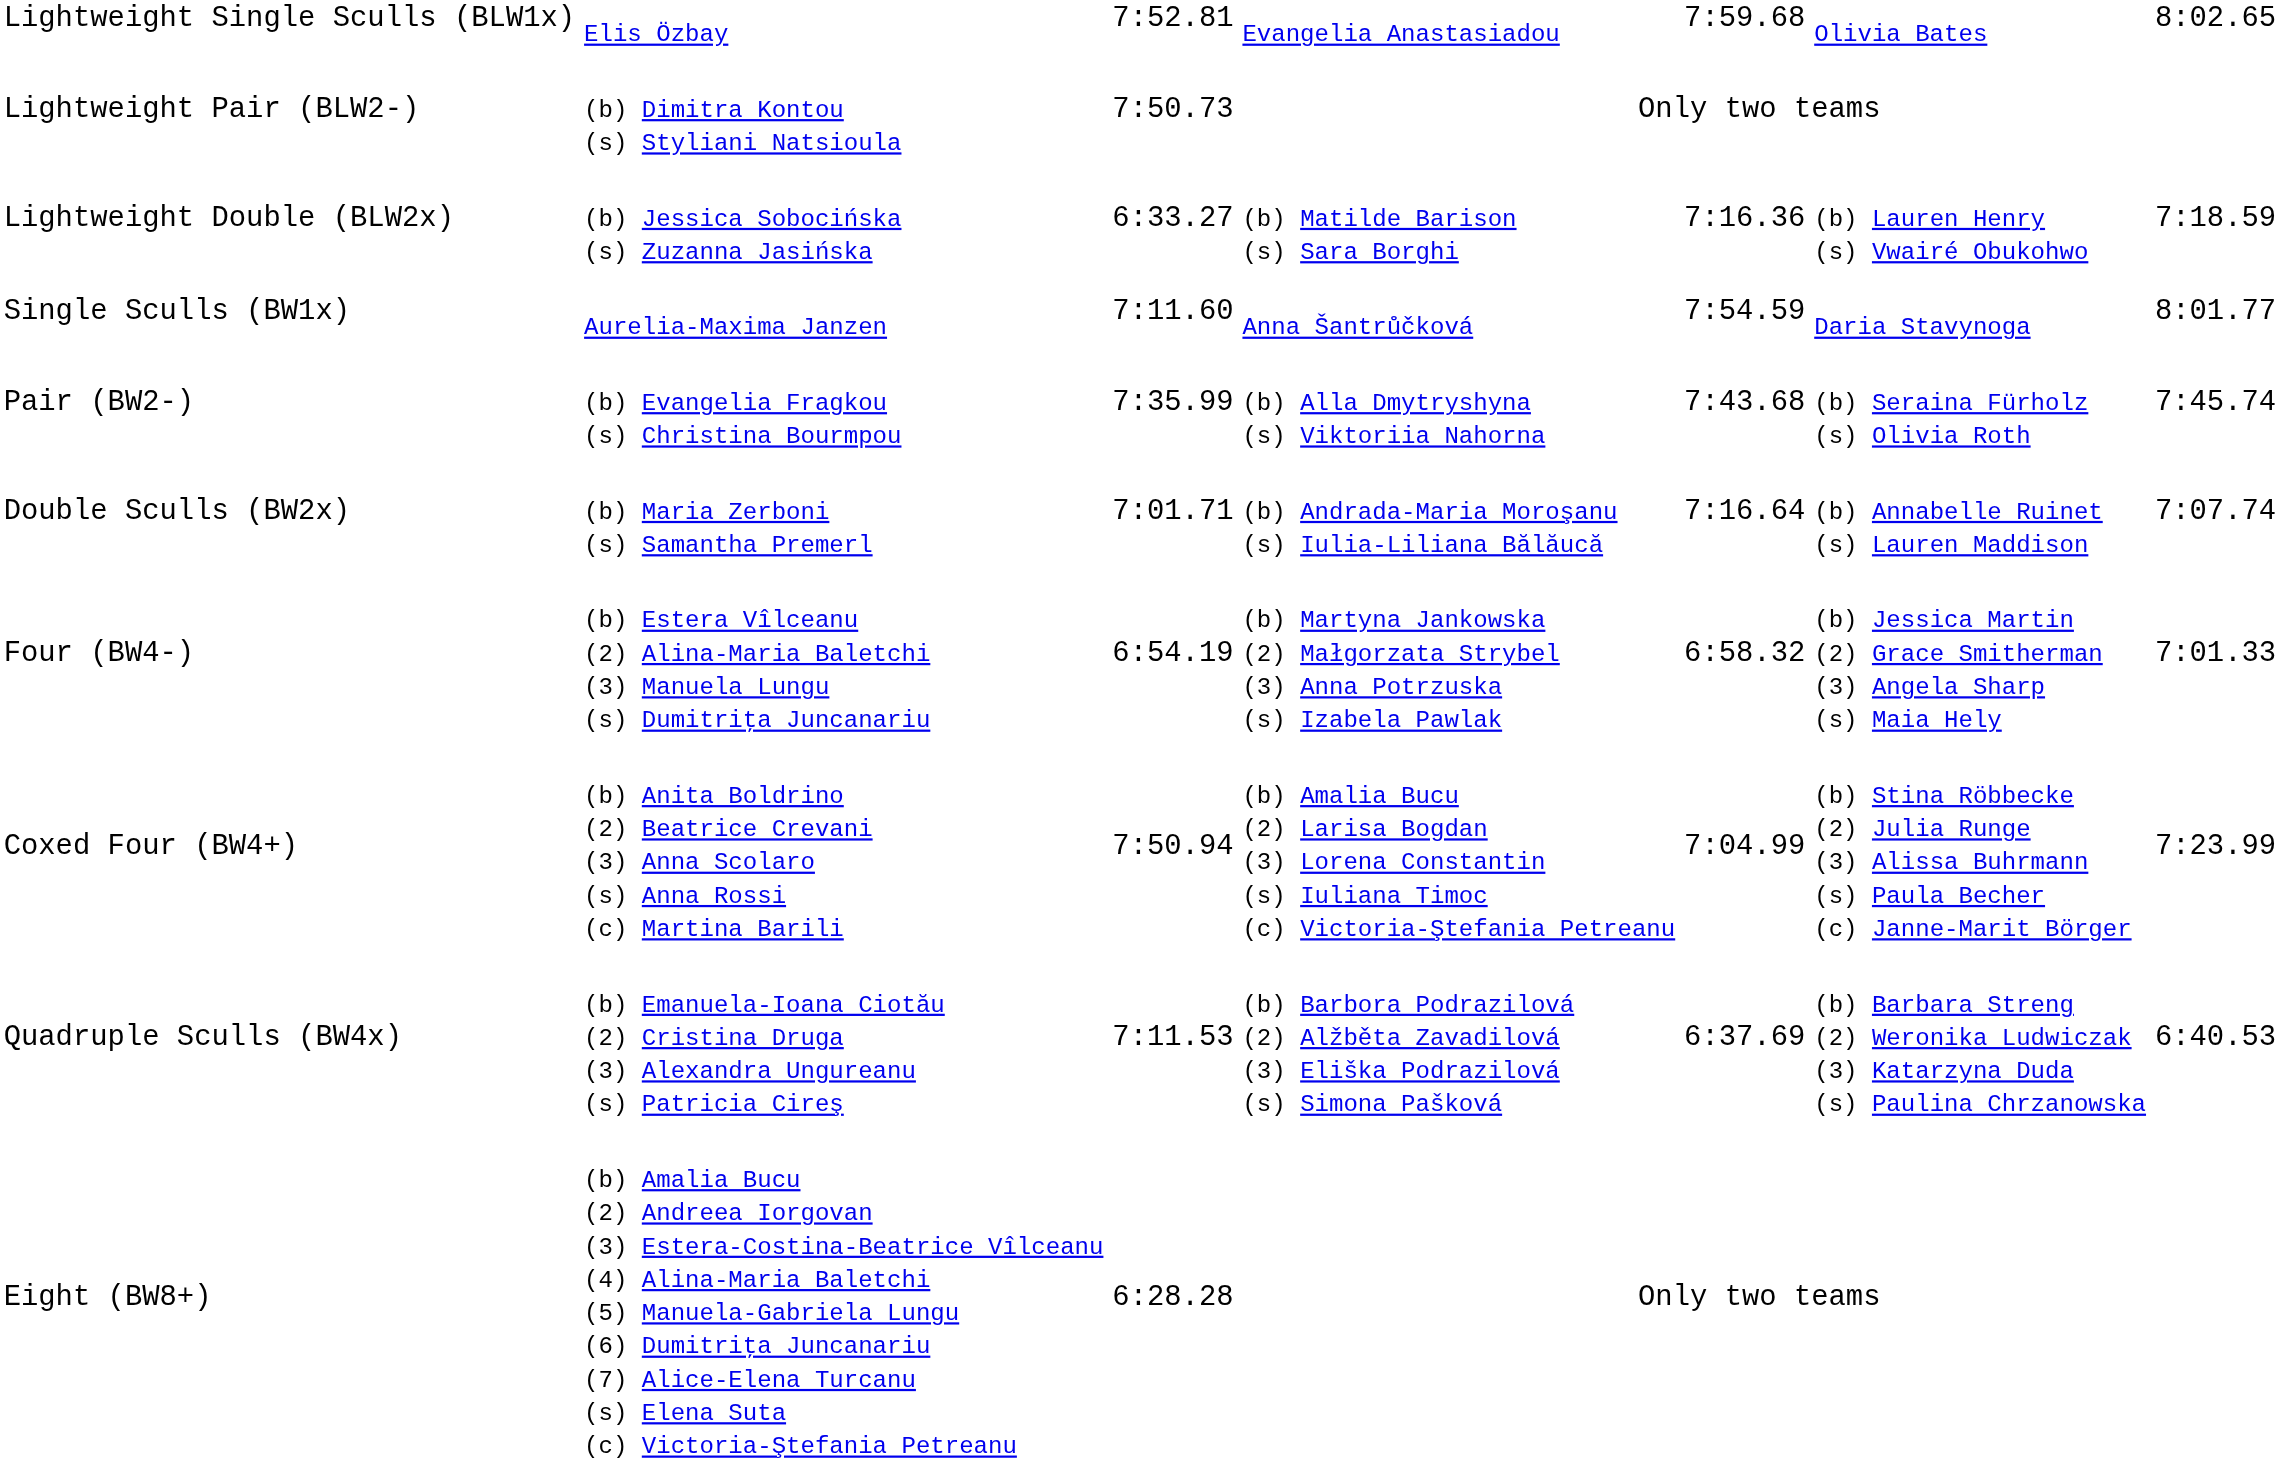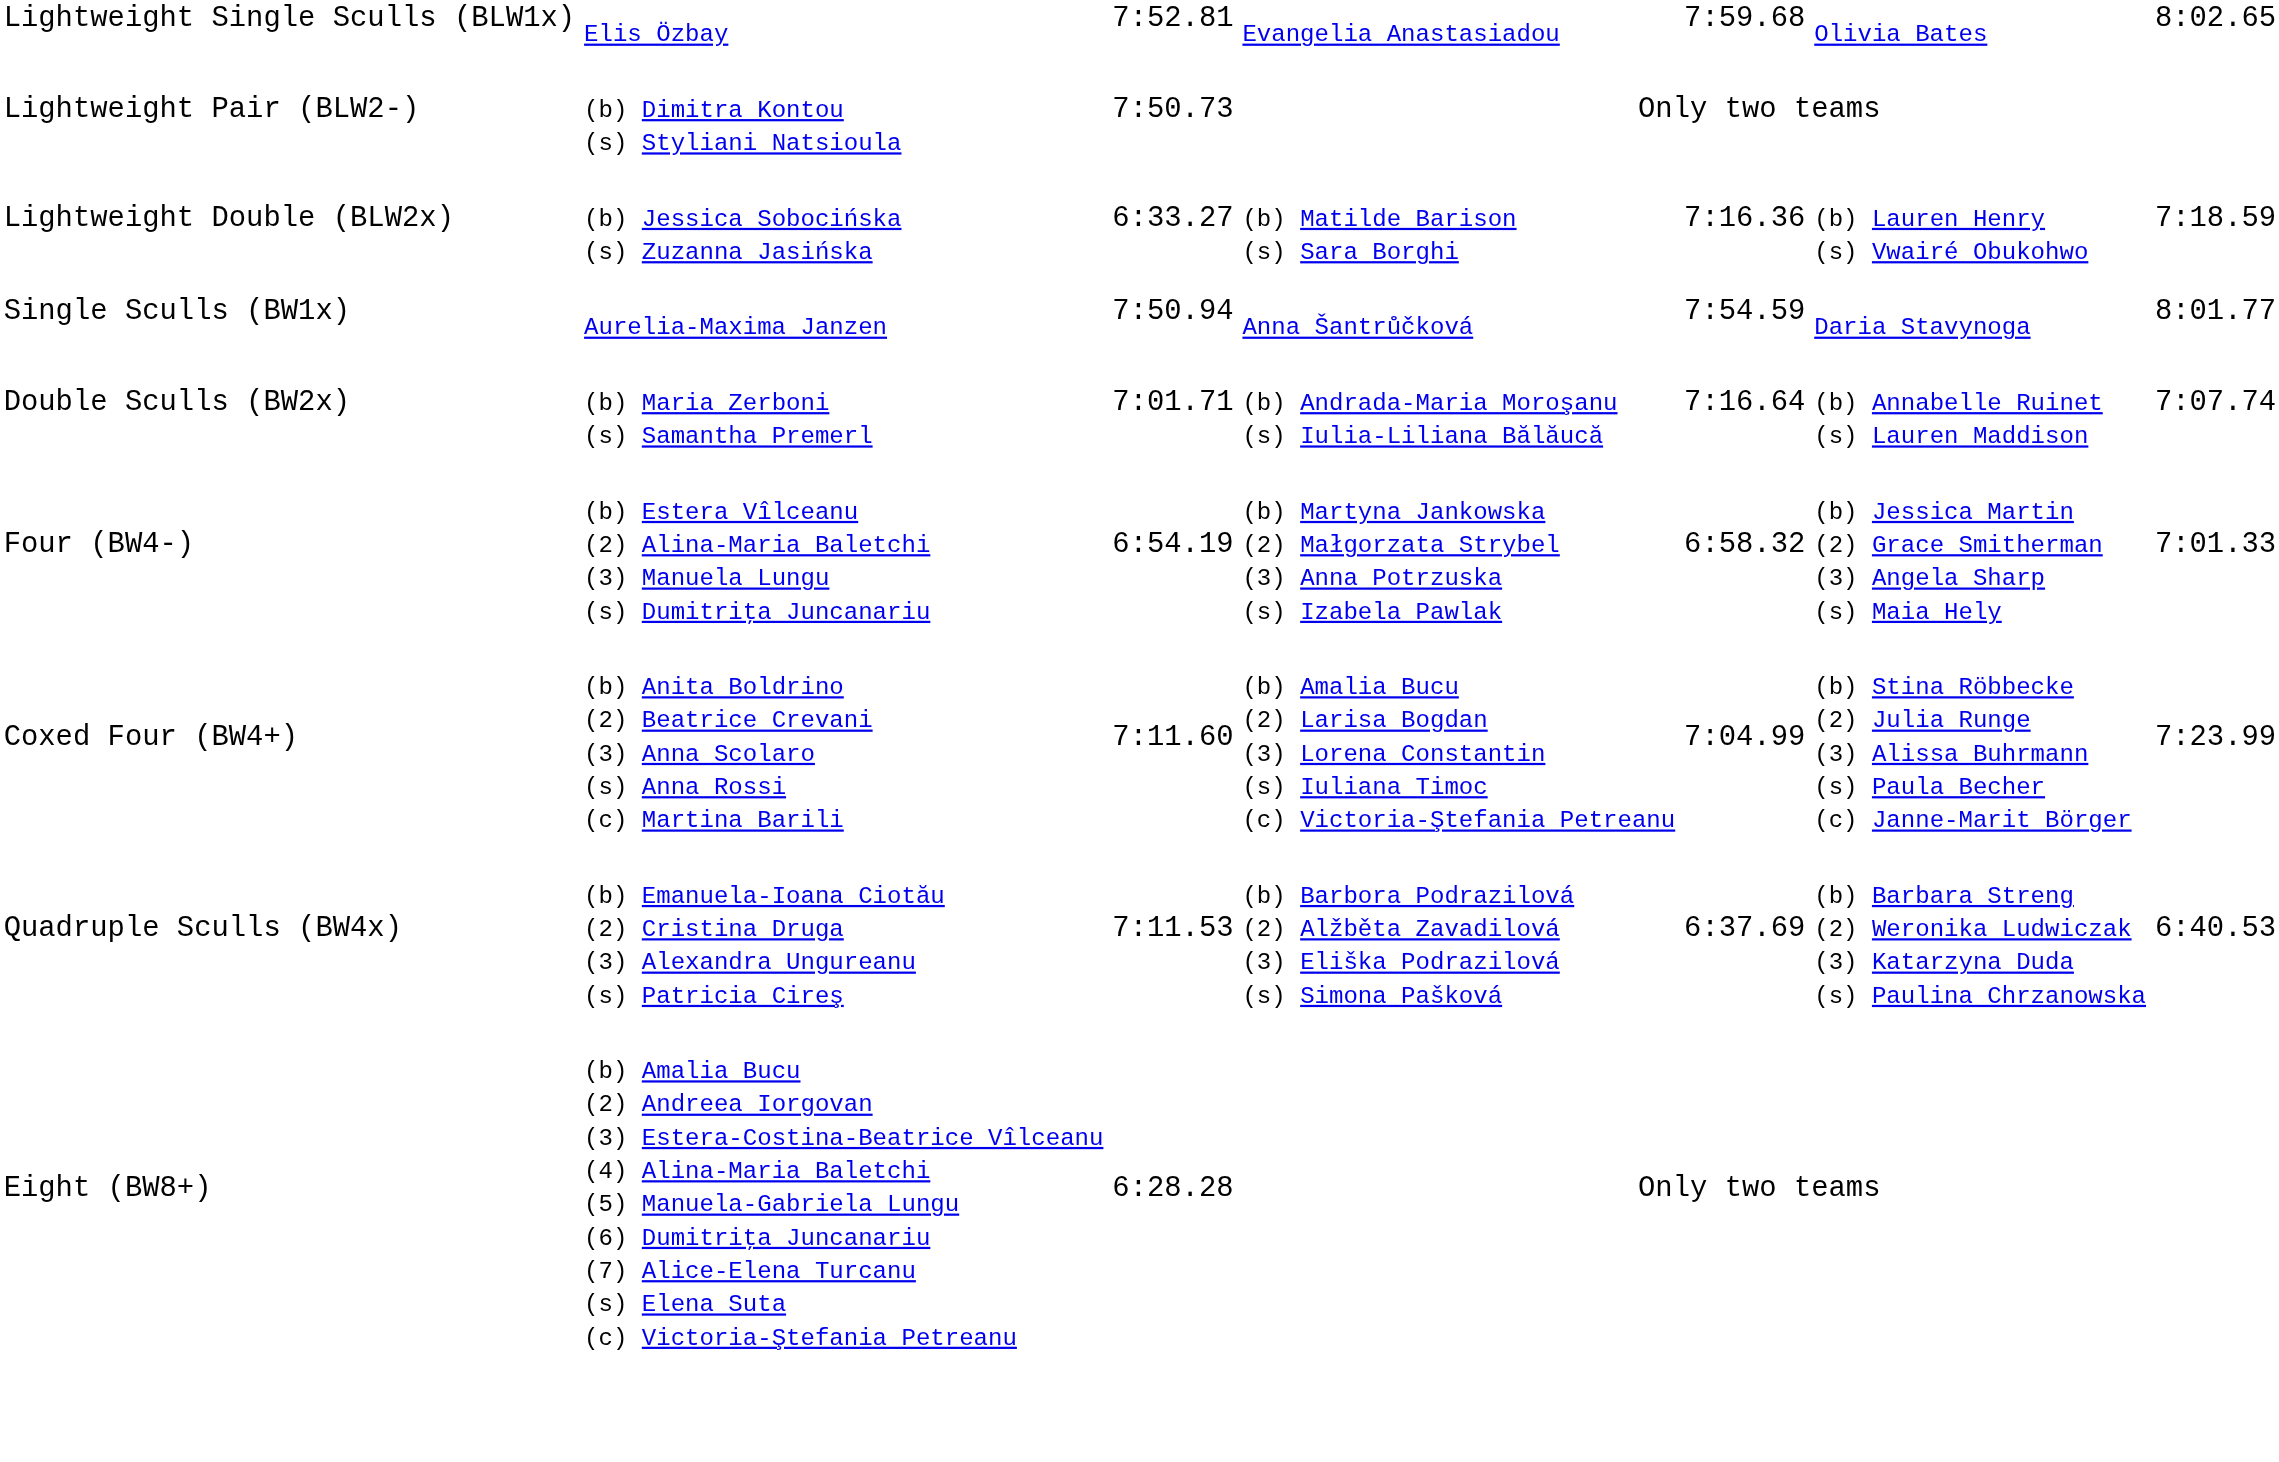(1173, 310) 7:11.60 -> (1173, 310) 7:50.94
- row: (99, 402)
(1173, 845) 7:50.94 -> (1173, 736) 7:11.60
